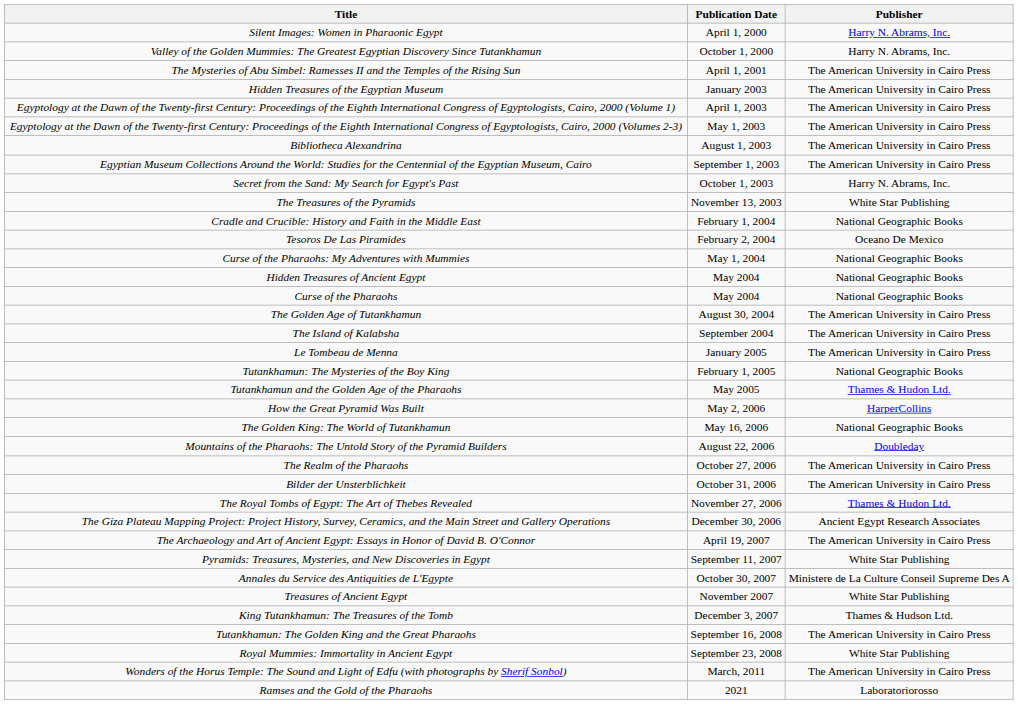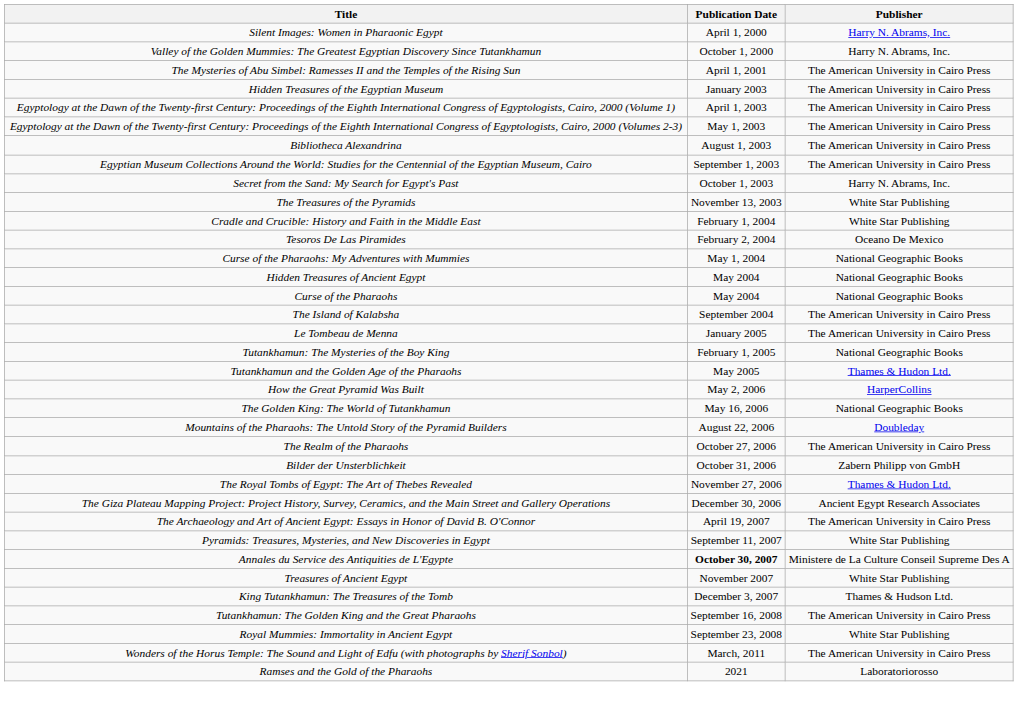(899, 220) National Geographic Books -> (899, 220) White Star Publishing
- row: (346, 314)
(899, 484) The American University in Cairo Press -> (899, 465) Zabern Philipp von GmbH
(736, 577) normal -> (736, 559) bold
